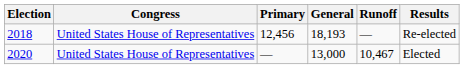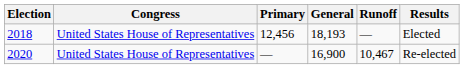(429, 34) Re-elected -> (421, 34) Elected
(328, 53) 13,000 -> (328, 53) 16,900
(421, 53) Elected -> (429, 53) Re-elected
